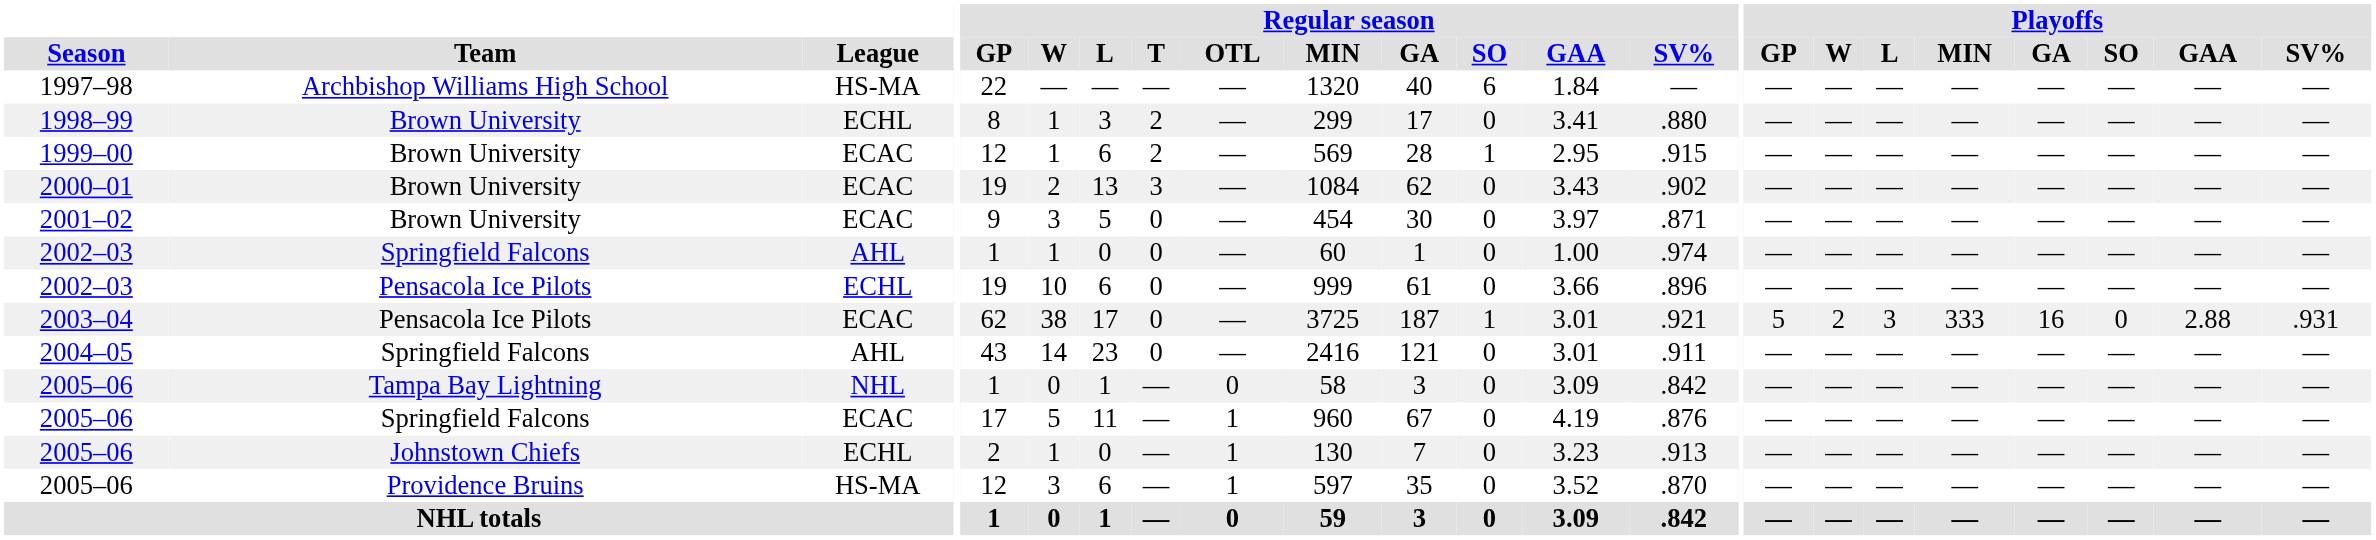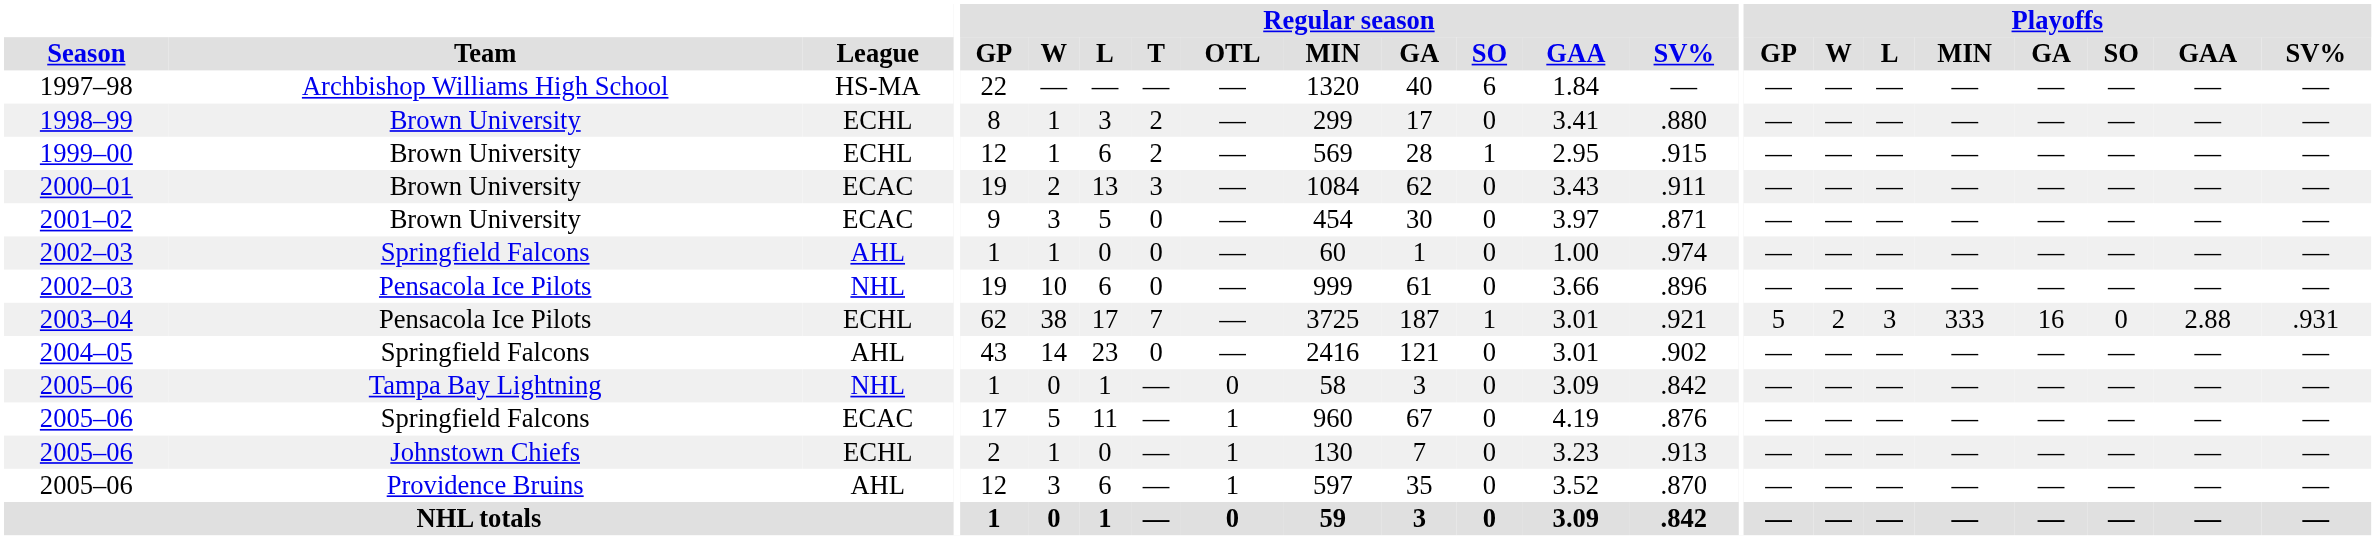(878, 153) ECAC -> (878, 153) ECHL
(1684, 186) .902 -> (1684, 186) .911
(878, 285) ECHL -> (878, 285) NHL
(878, 319) ECAC -> (878, 319) ECHL
(1156, 319) 0 -> (1156, 319) 7
(1684, 352) .911 -> (1684, 352) .902
(878, 485) HS-MA -> (878, 485) AHL
